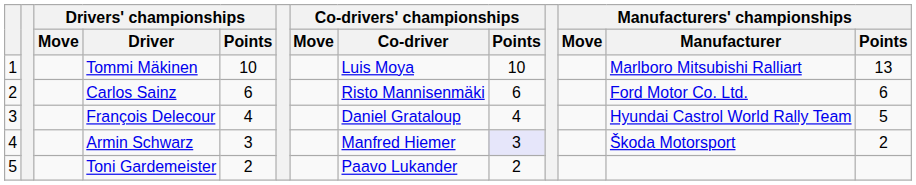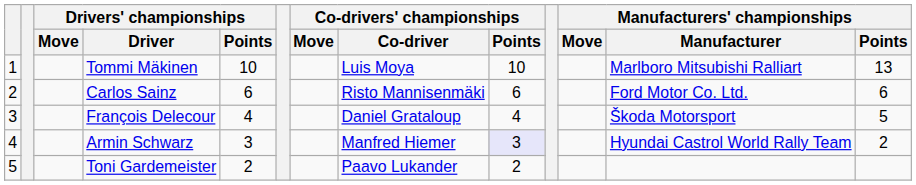(731, 117) Hyundai Castrol World Rally Team -> (673, 117) Škoda Motorsport
(673, 142) Škoda Motorsport -> (731, 142) Hyundai Castrol World Rally Team
